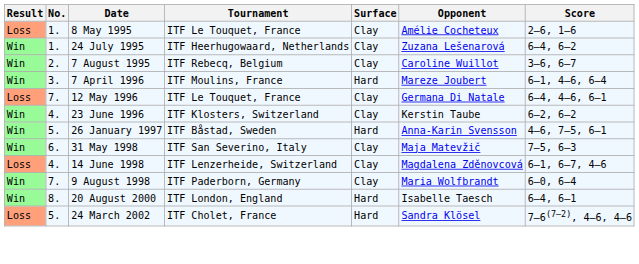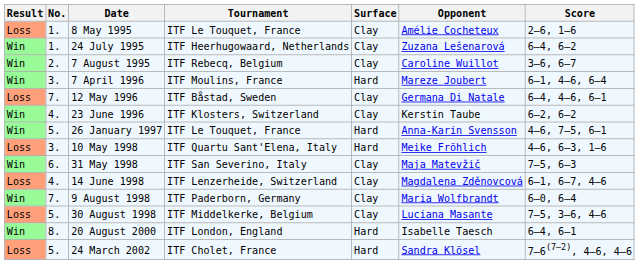(234, 97) ITF Le Touquet, France -> (222, 97) ITF Båstad, Sweden
(222, 130) ITF Båstad, Sweden -> (234, 130) ITF Le Touquet, France
+ row: (105, 147)
+ row: (114, 214)
